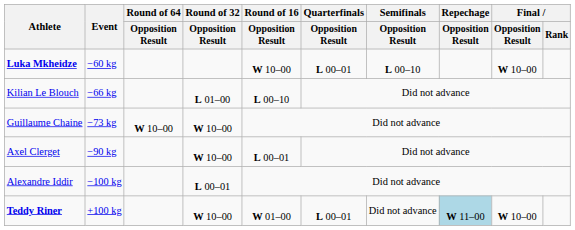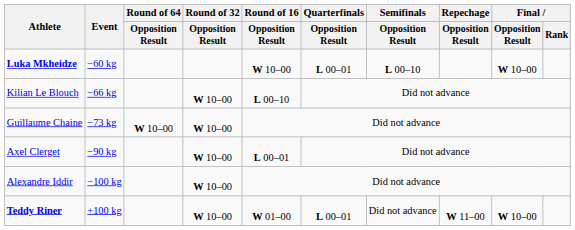(213, 99) L 01–00 -> (213, 99) W 10–00
(213, 187) L 00–01 -> (213, 187) W 10–00
(465, 217) lightblue background -> (465, 217) no background
